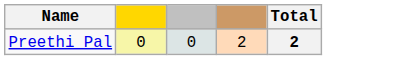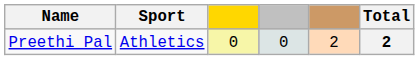+ column: (162, 17)
